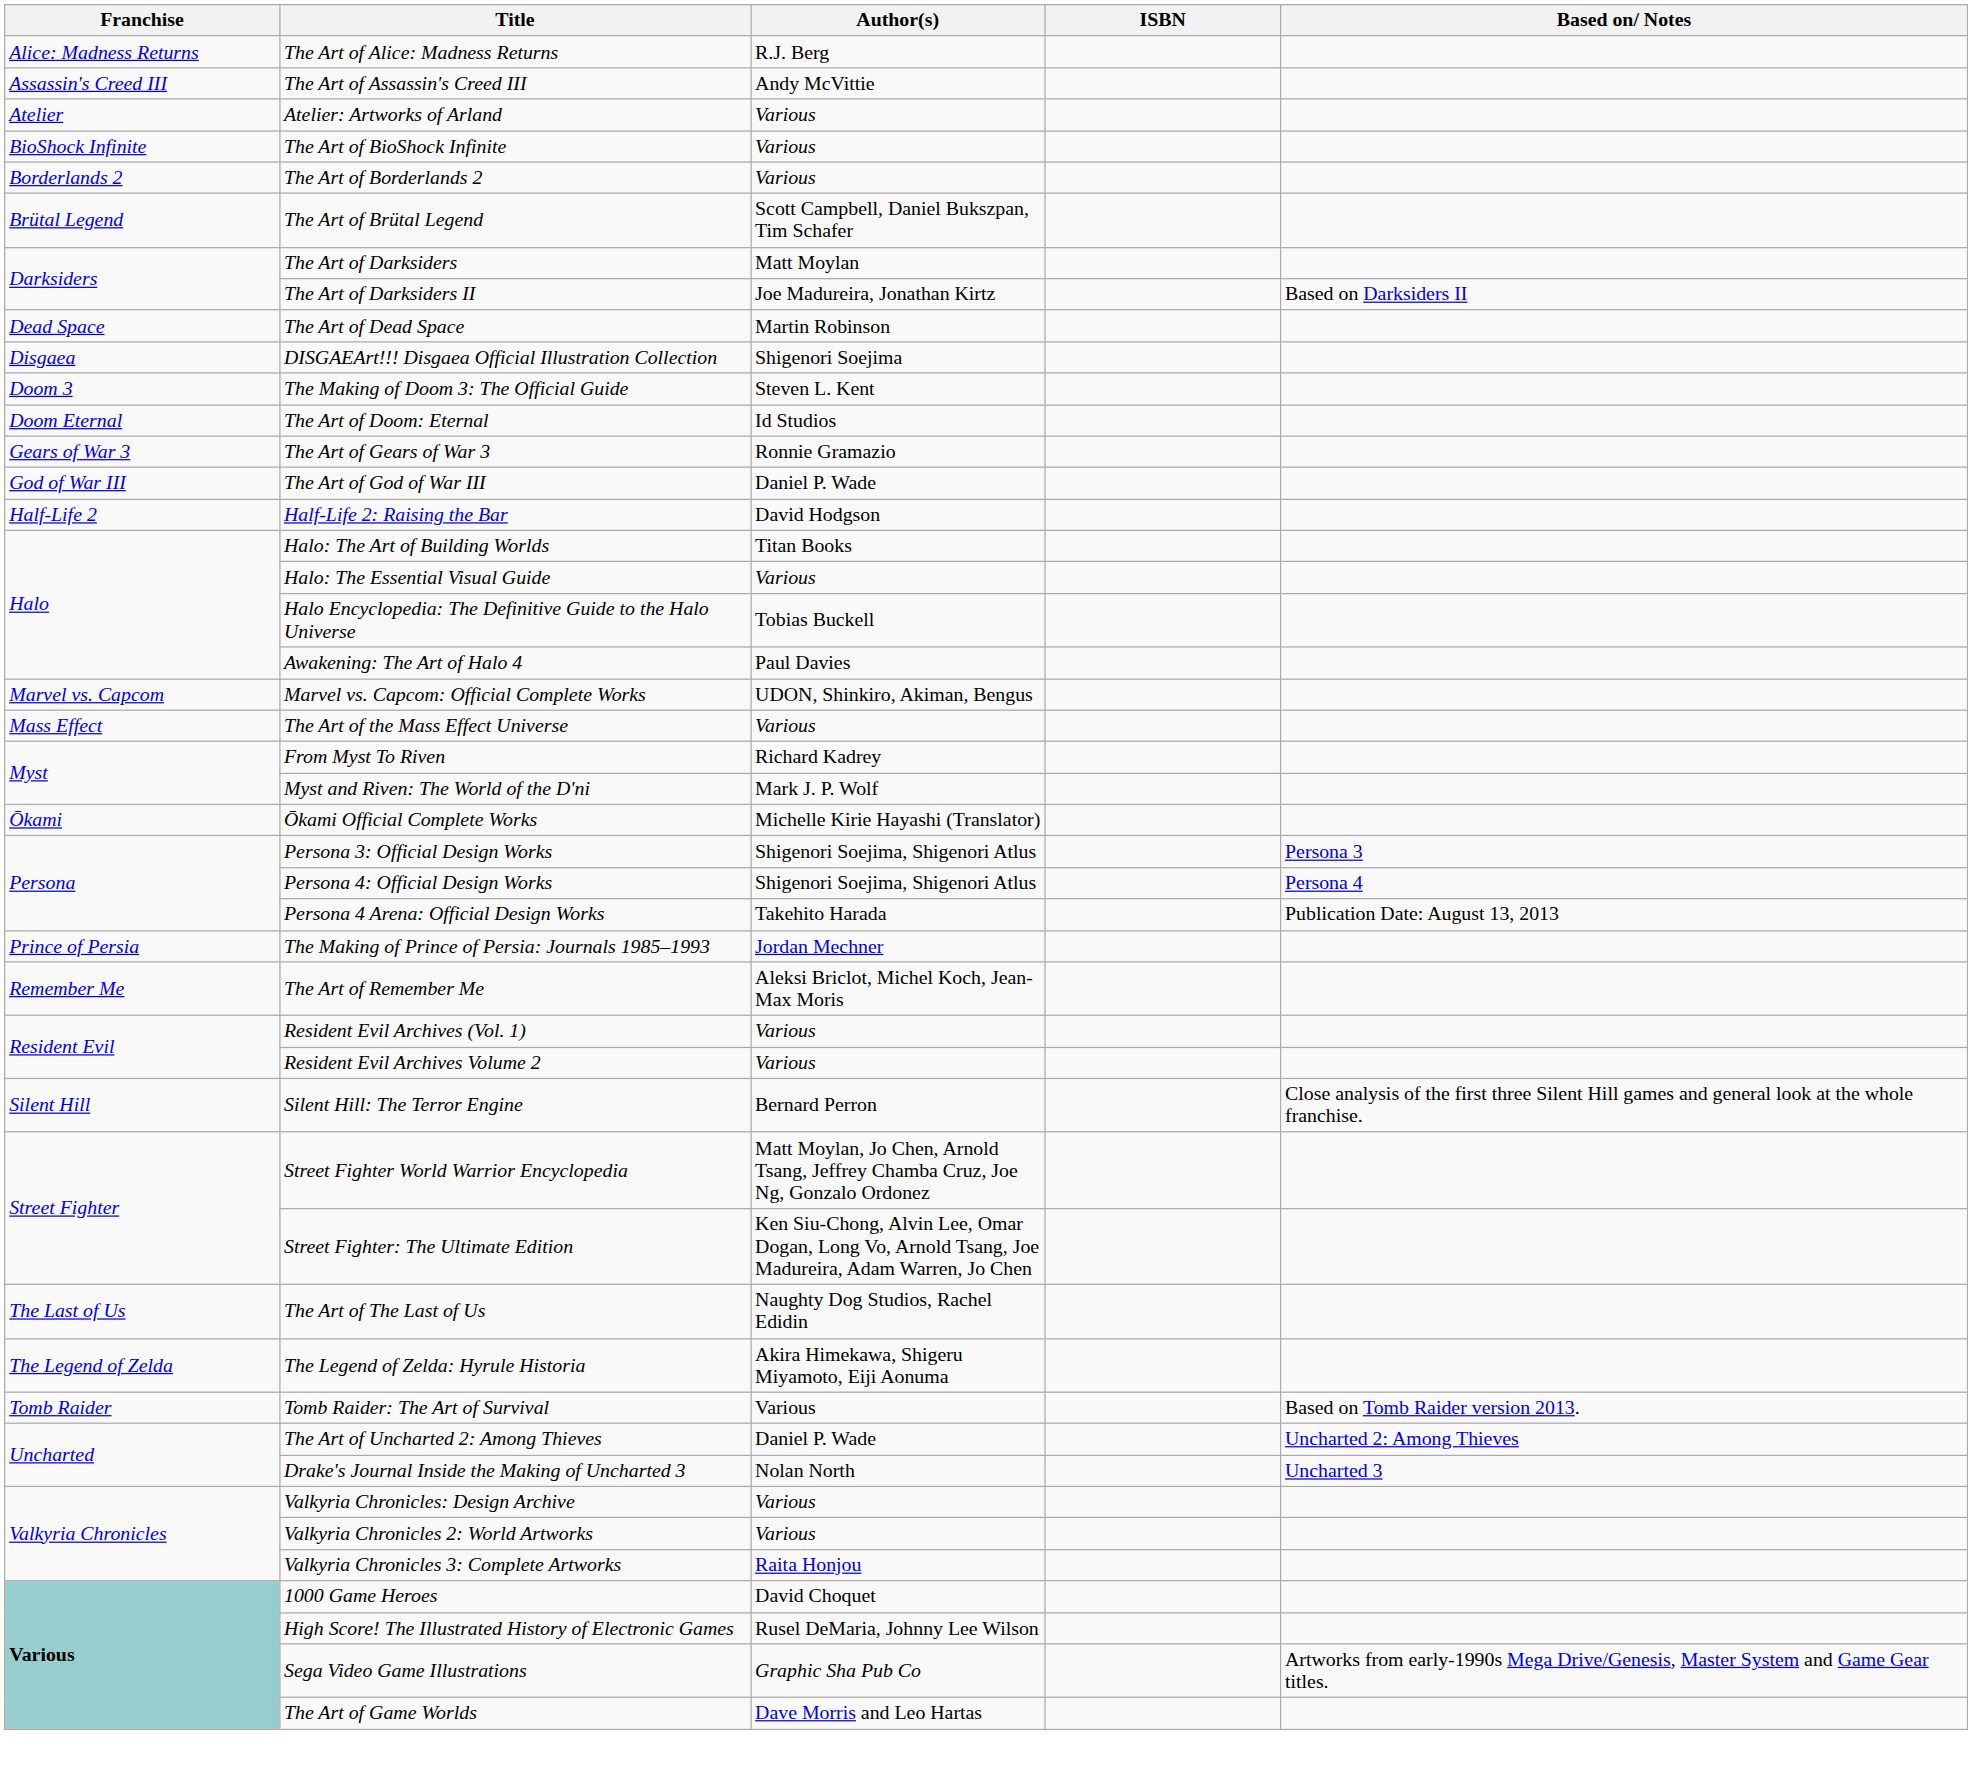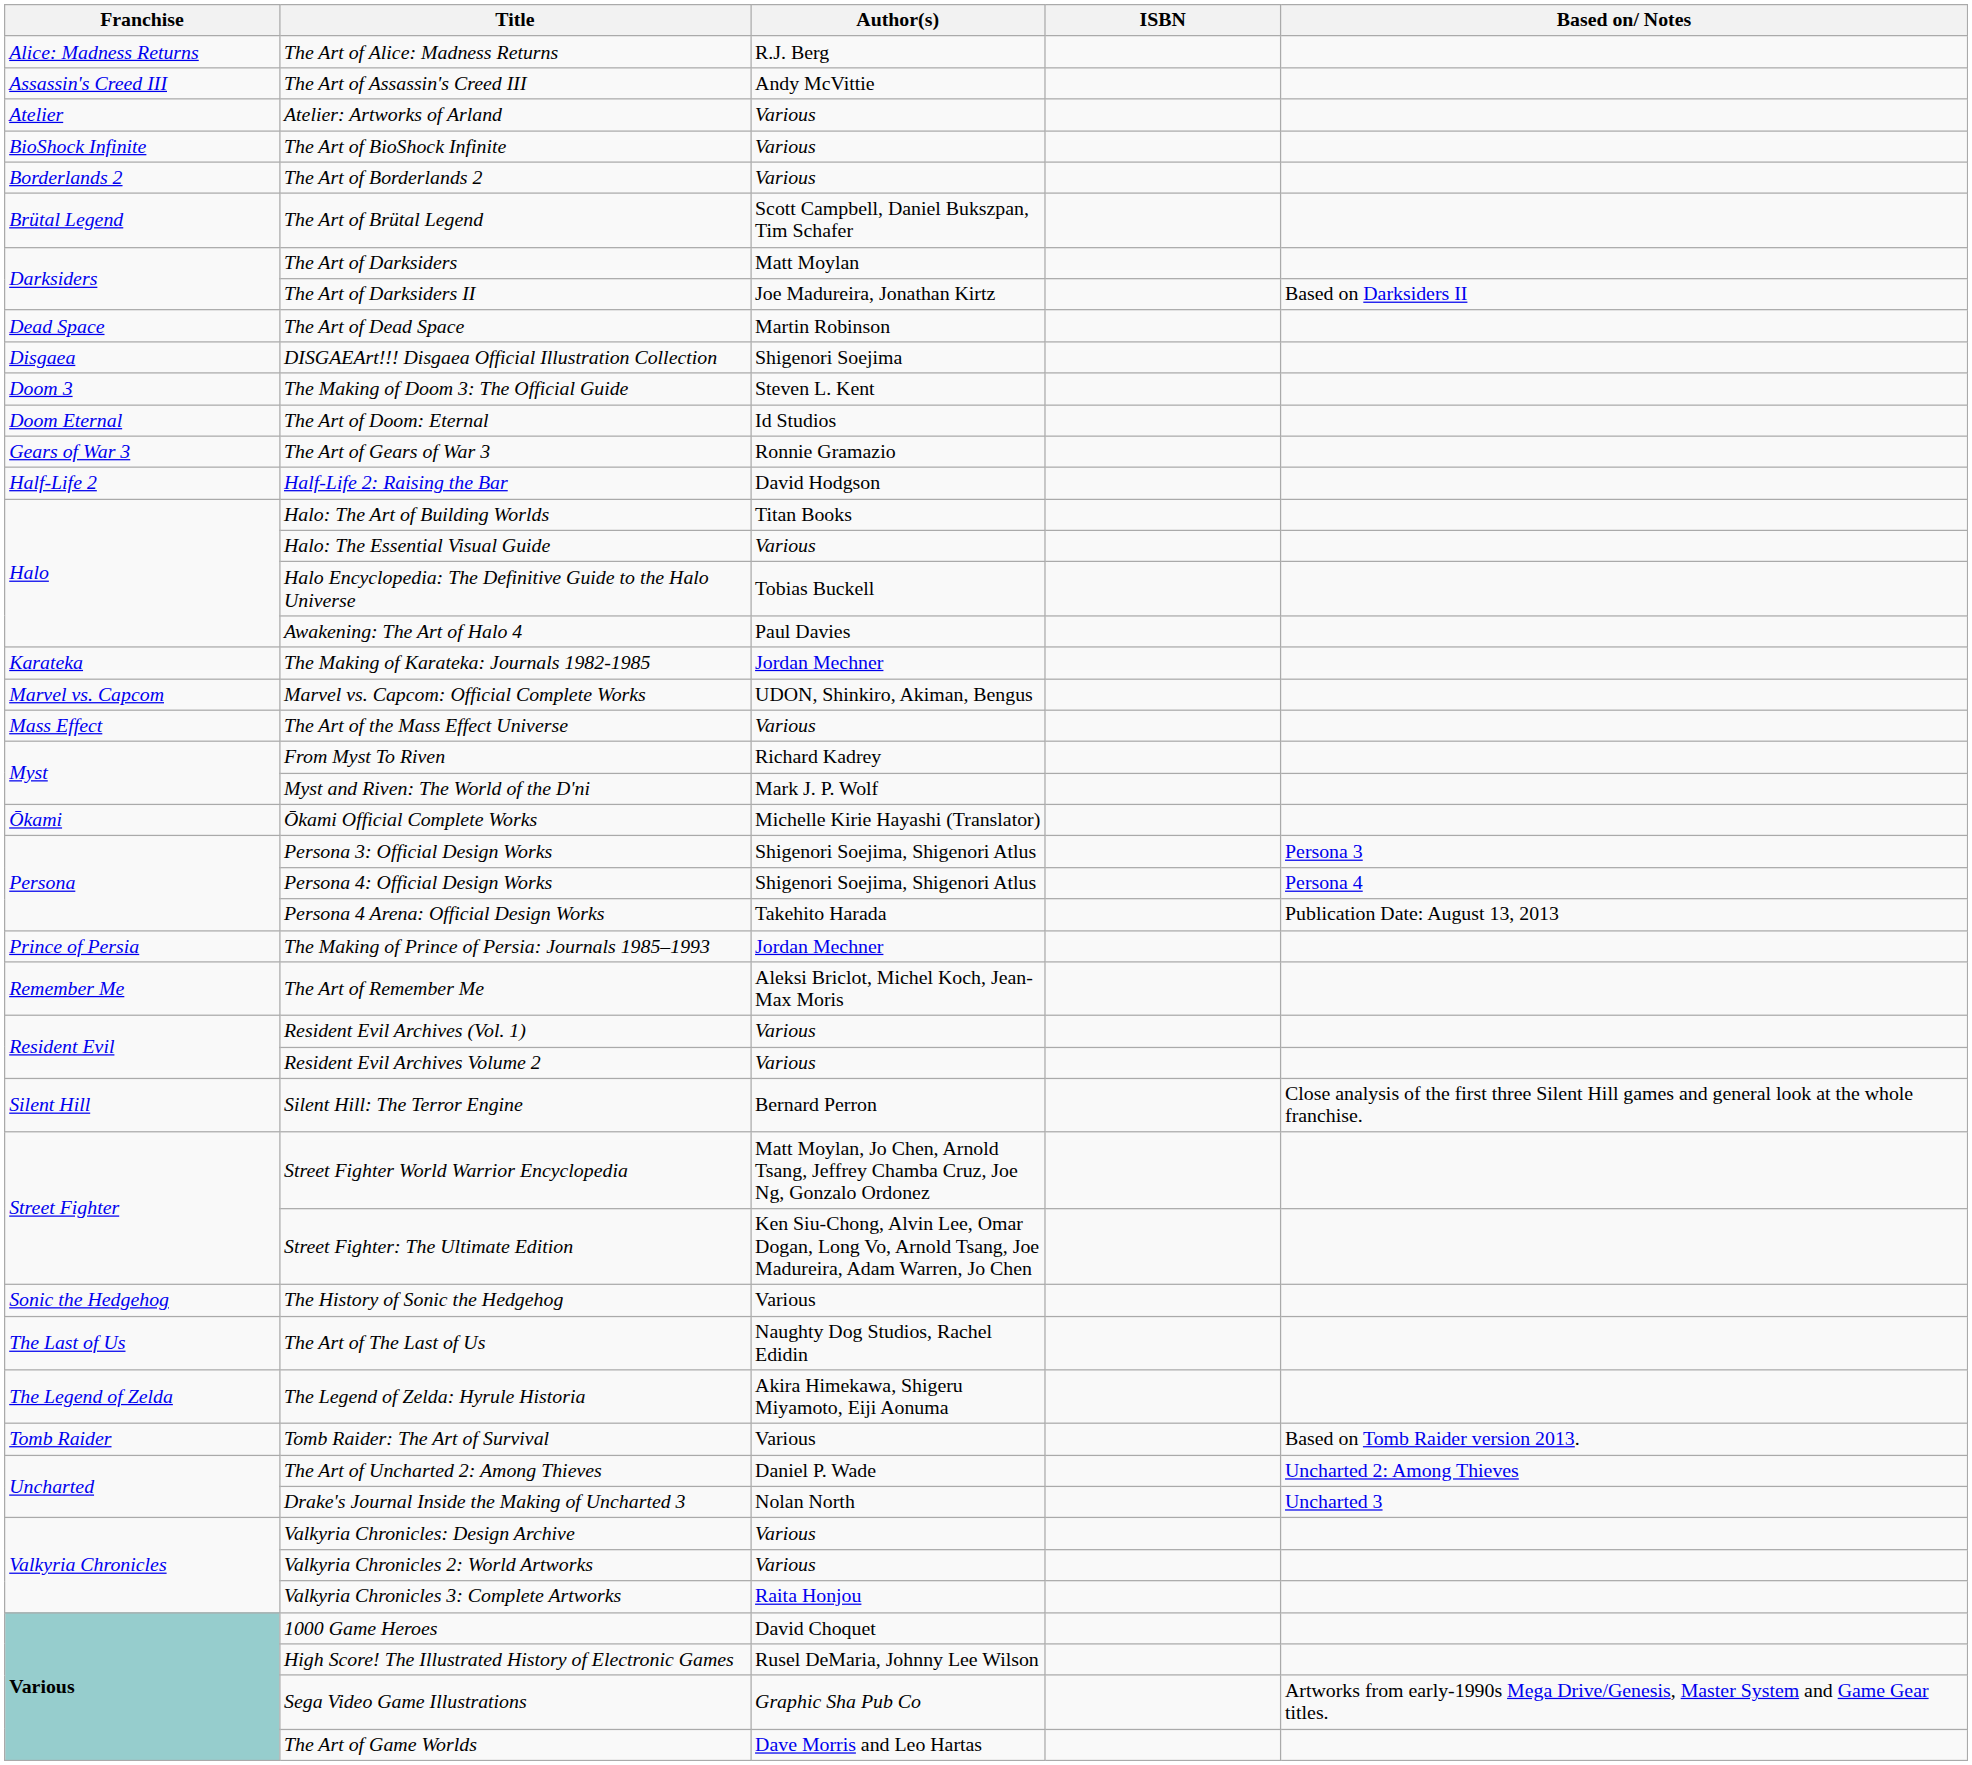- row: (385, 483)
+ row: (467, 662)
+ row: (424, 1300)
